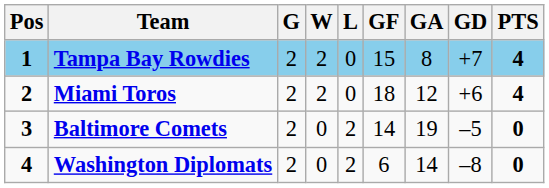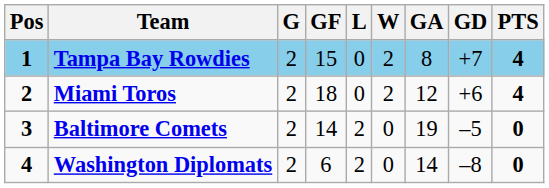columns swapped: (322, 22) <-> (384, 22)
